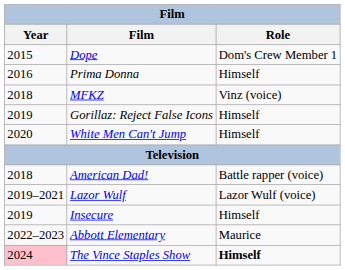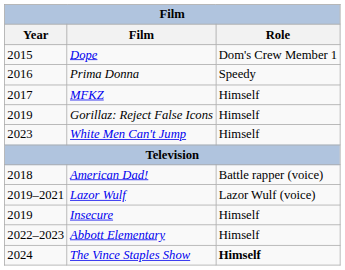(239, 74) Himself -> (237, 74) Speedy
(20, 94) 2018 -> (20, 94) 2017
(250, 94) Vinz (voice) -> (239, 94) Himself
(20, 134) 2020 -> (20, 134) 2023
(240, 235) Maurice -> (239, 235) Himself
(20, 255) pink background -> (20, 255) no background
